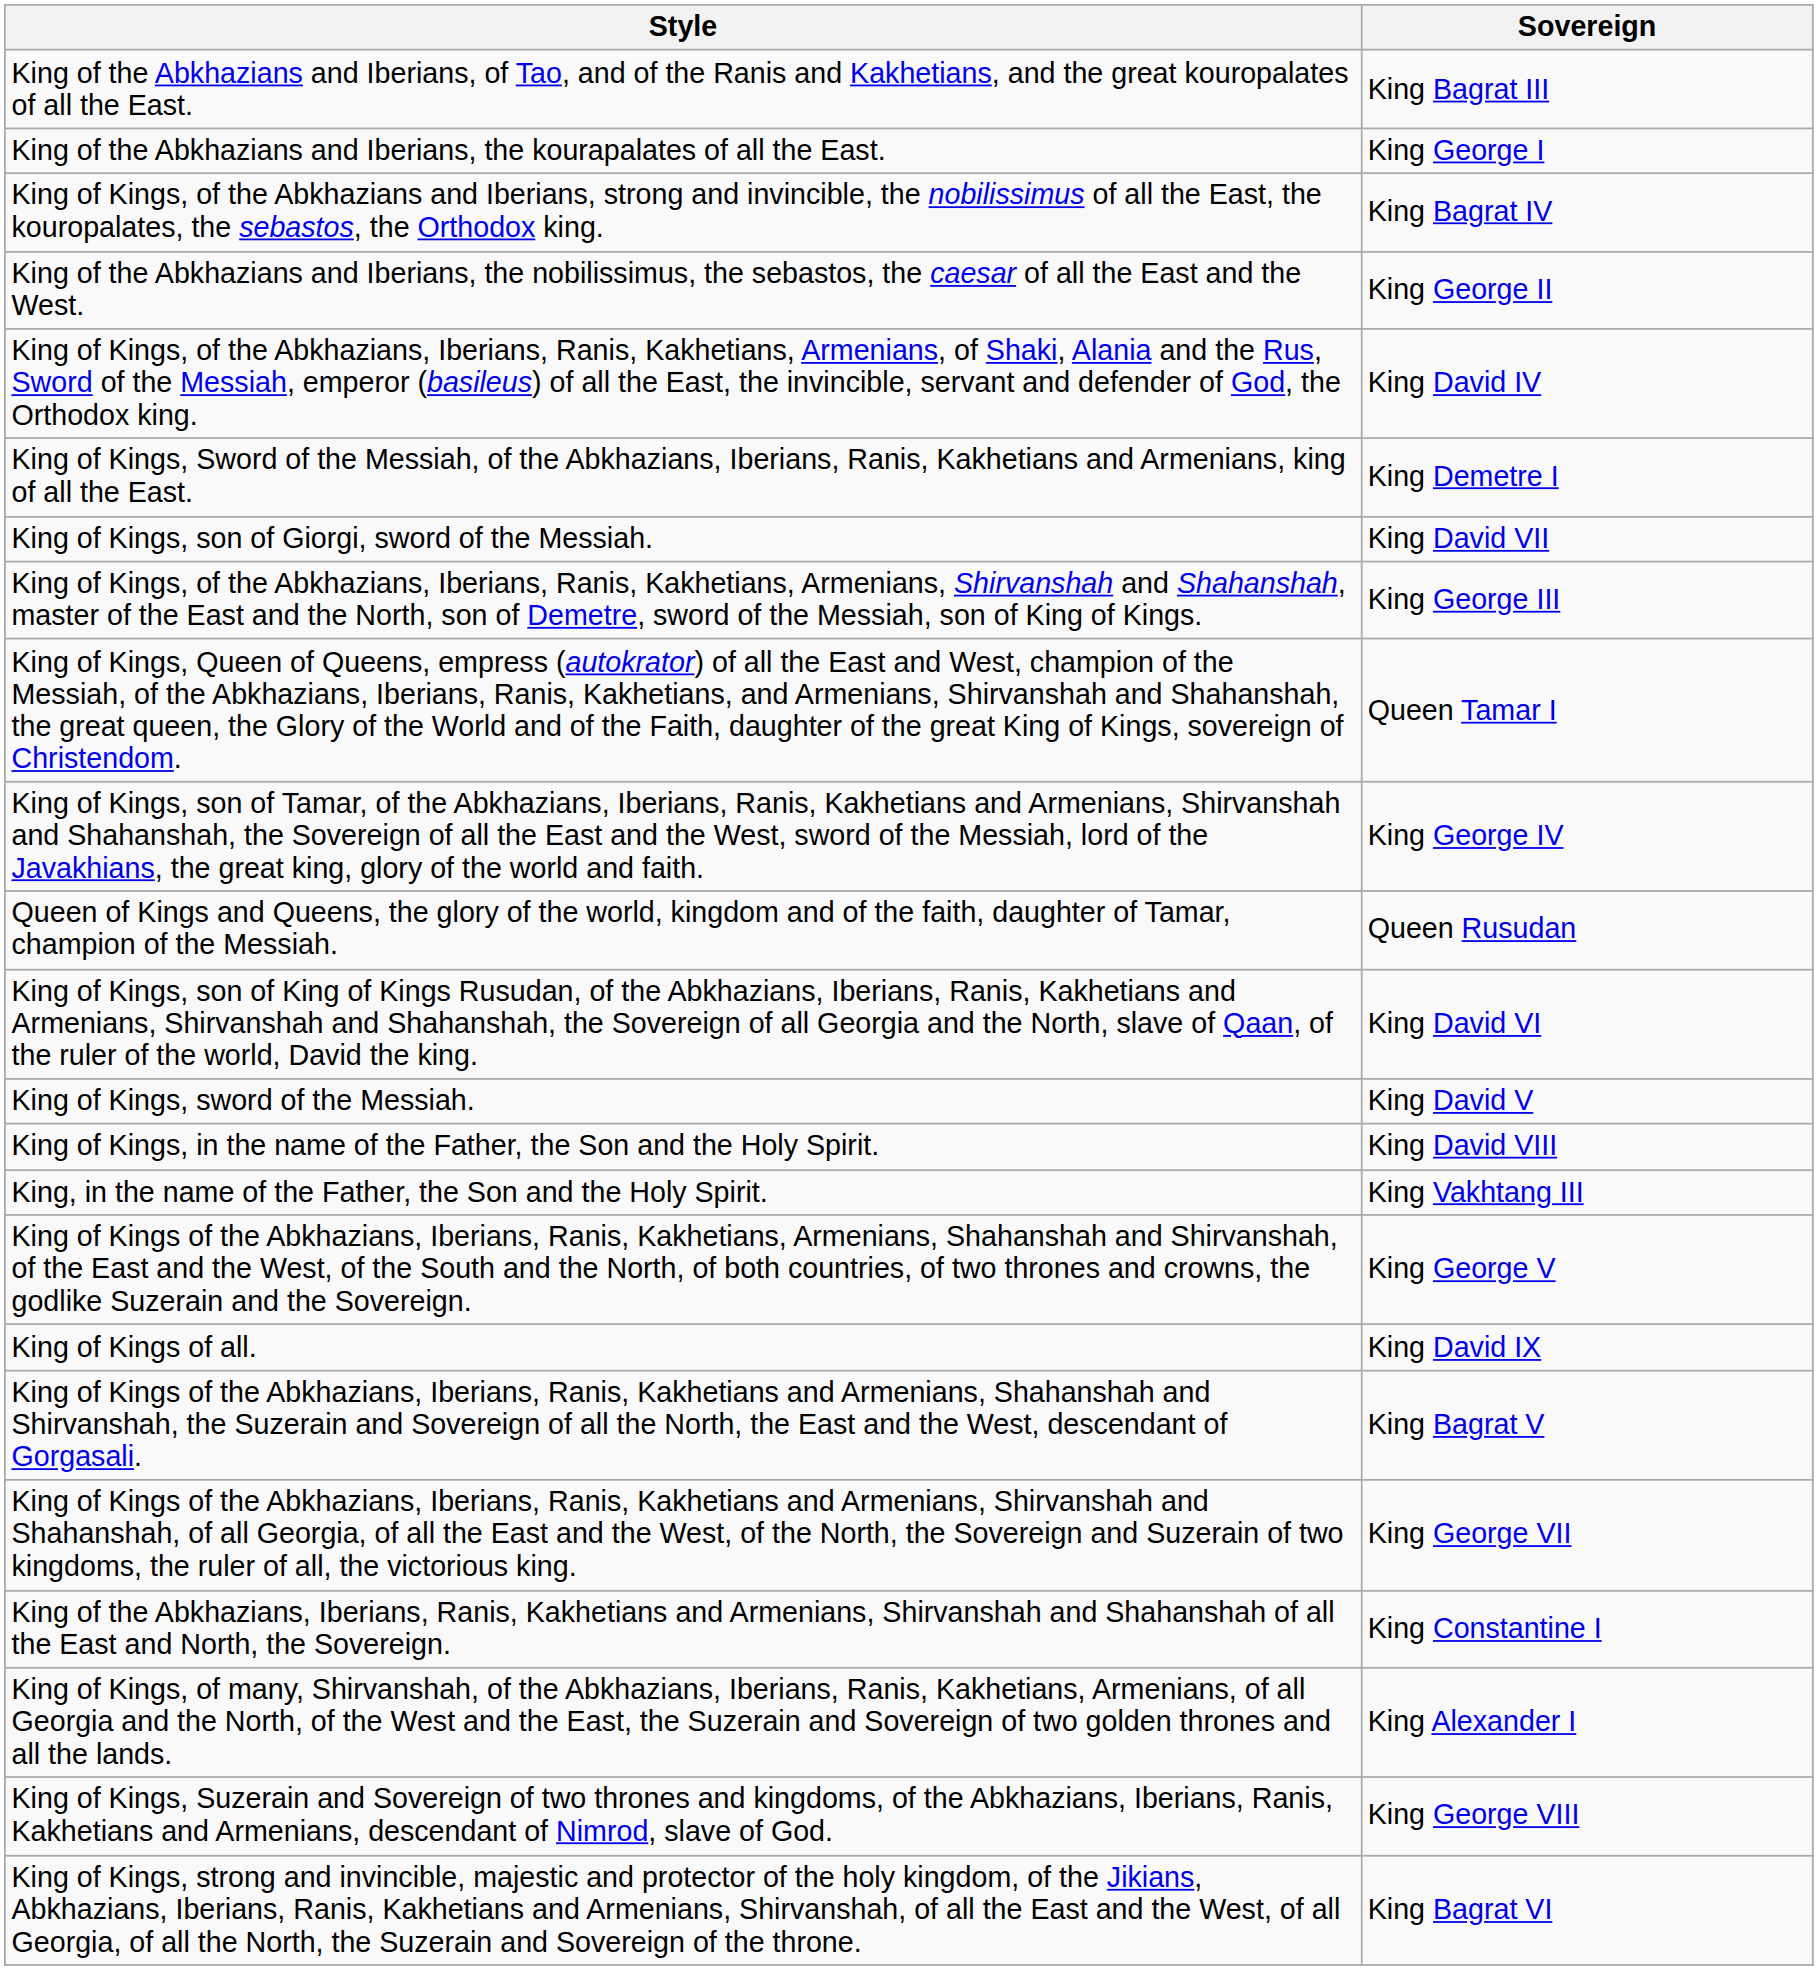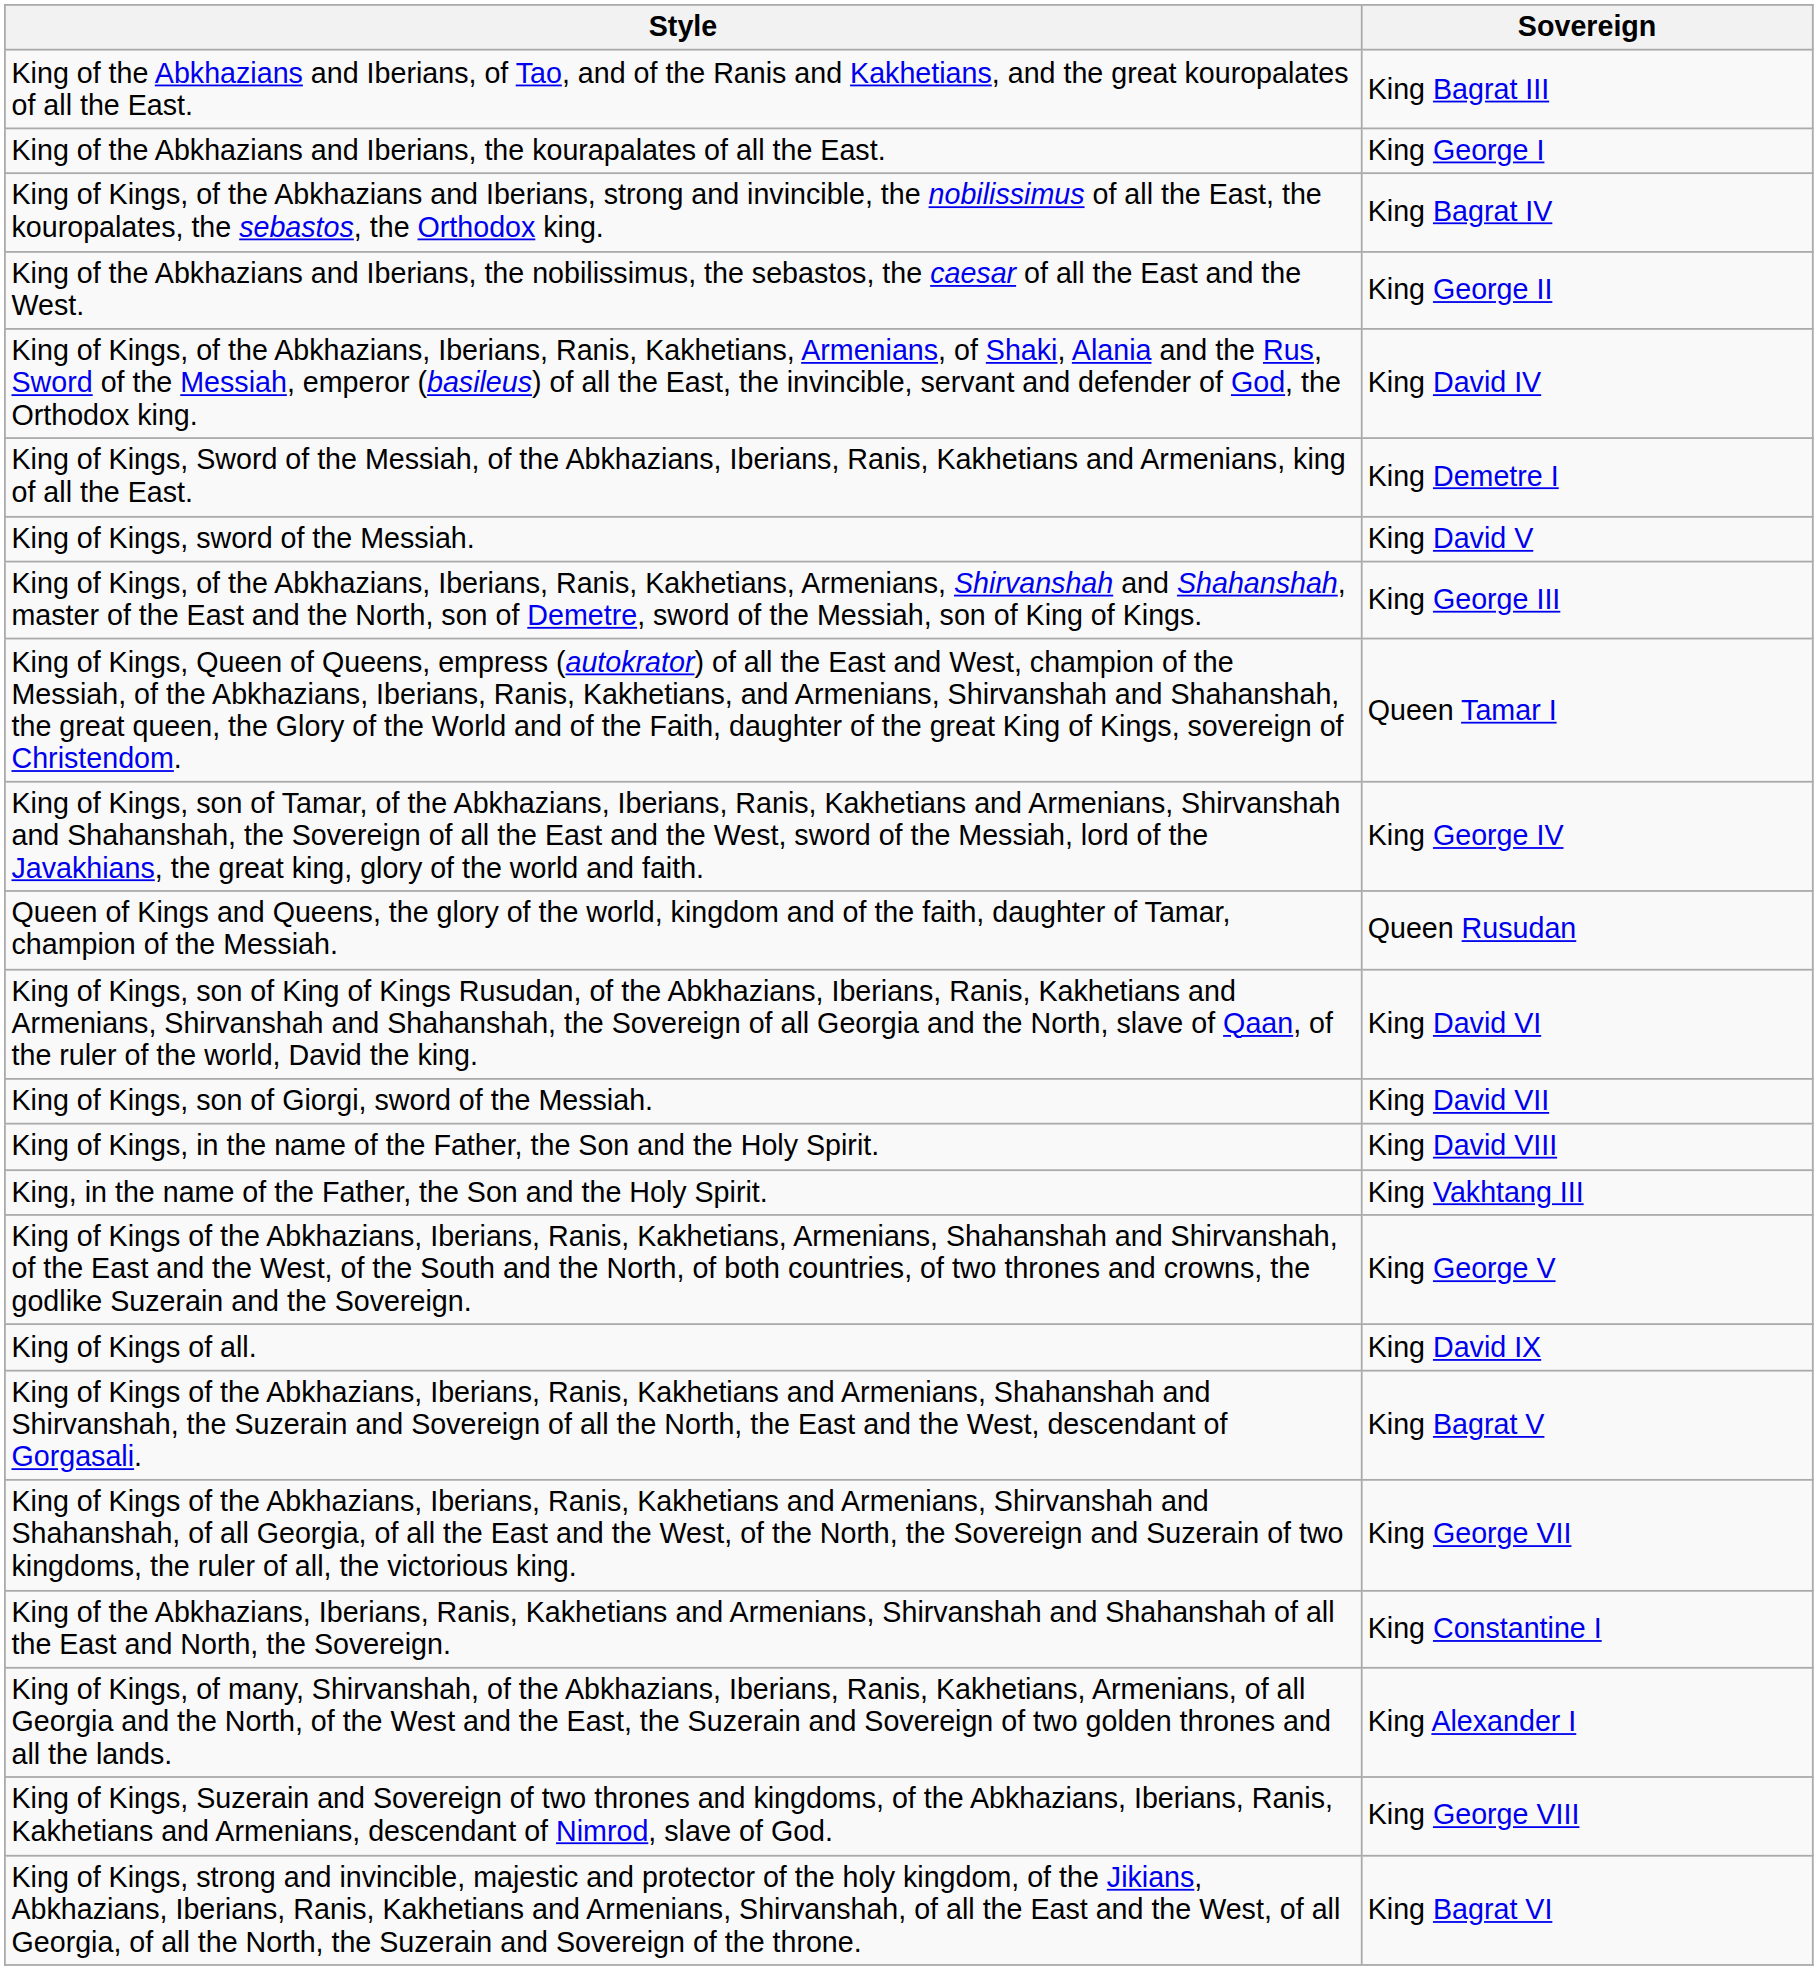rows swapped: (243, 1100) <-> (332, 538)
